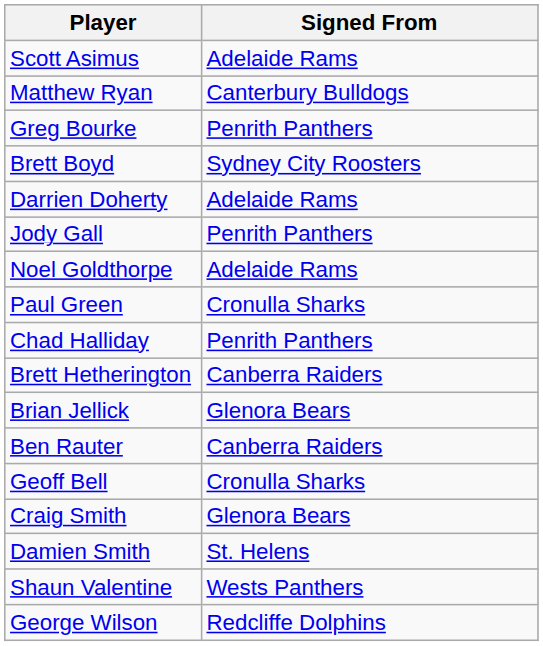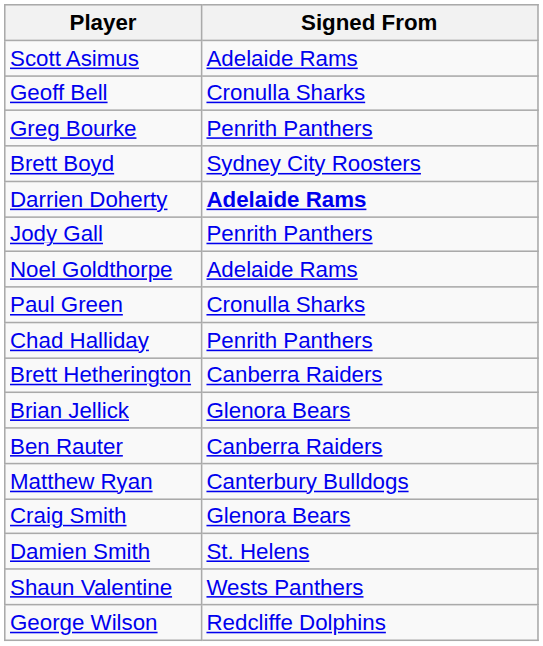rows swapped: (59, 481) <-> (81, 93)
(282, 199) normal -> (286, 199) bold
